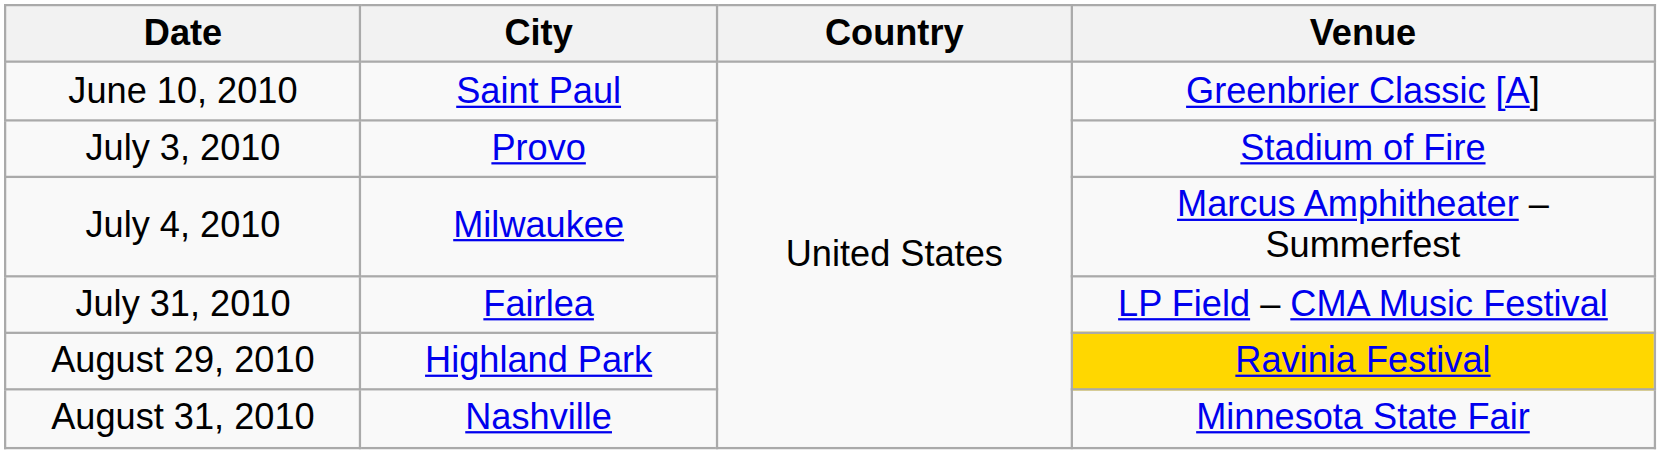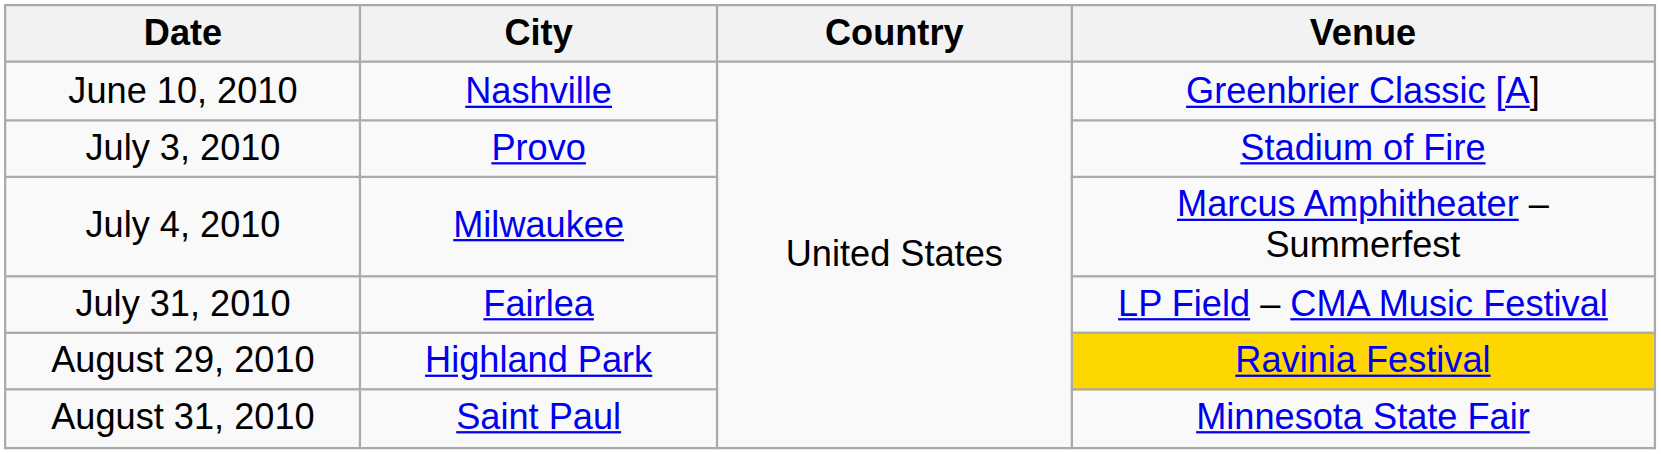(539, 90) Saint Paul -> (539, 90) Nashville
(539, 417) Nashville -> (539, 417) Saint Paul
